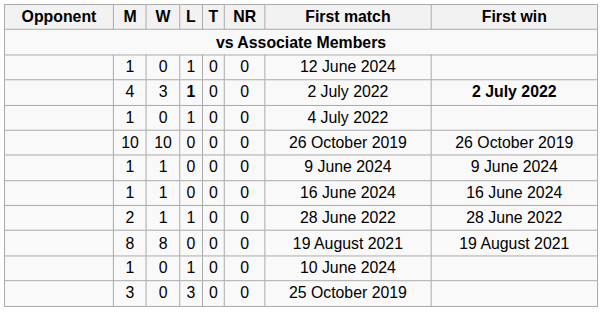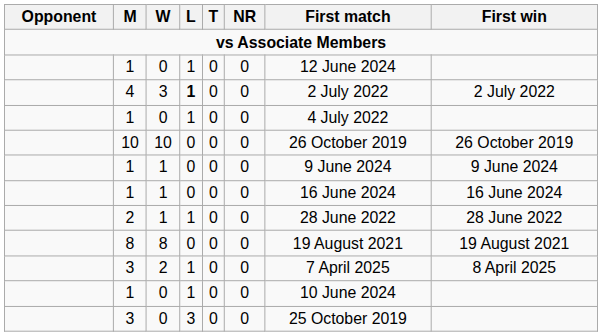(514, 92) bold -> (514, 92) normal
+ row: (130, 268)
